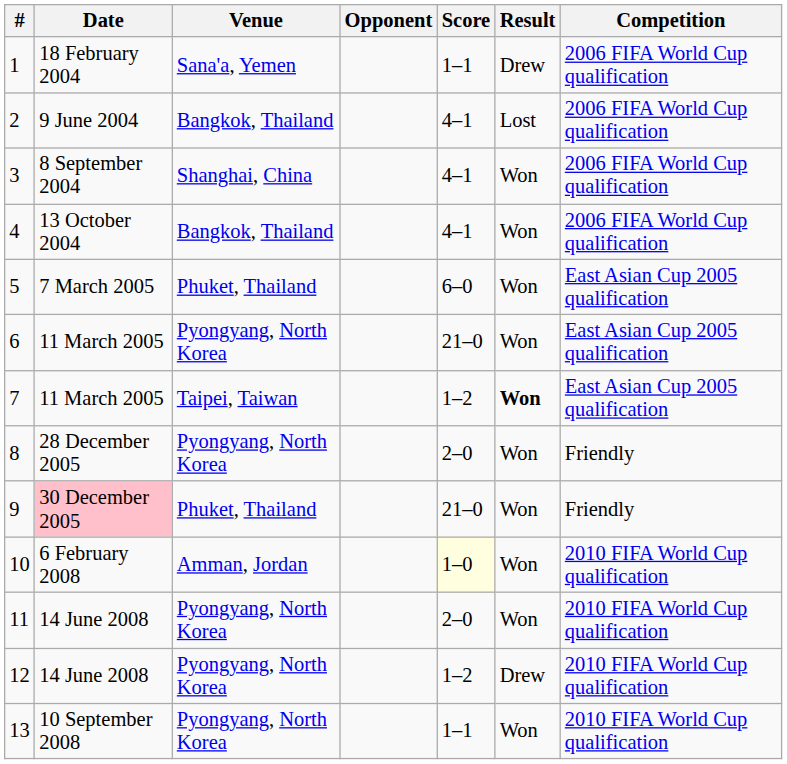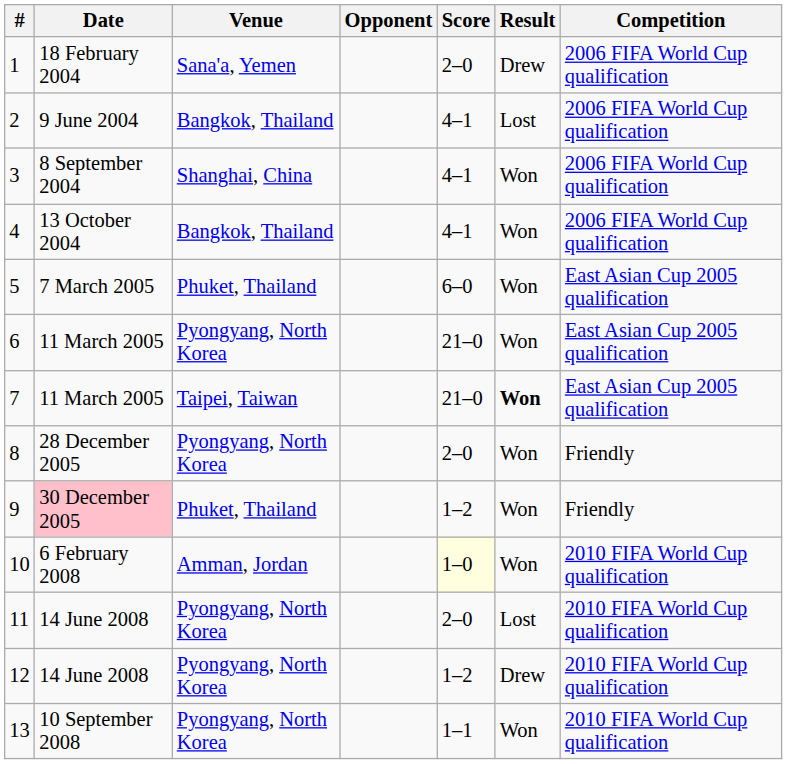(457, 64) 1–1 -> (457, 64) 2–0
(457, 397) 1–2 -> (462, 397) 21–0
(462, 508) 21–0 -> (457, 508) 1–2
(519, 619) Won -> (518, 619) Lost
